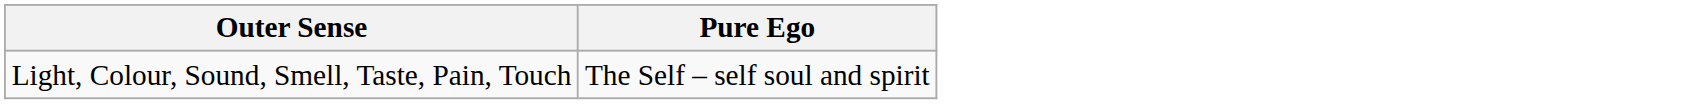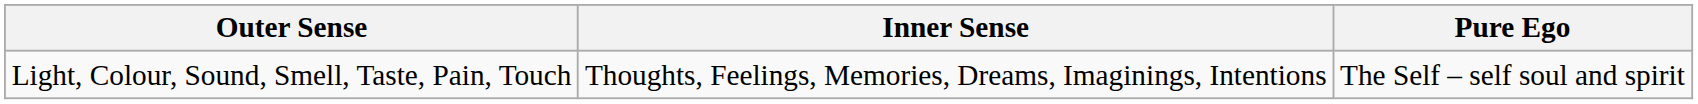+ column: (956, 27)
